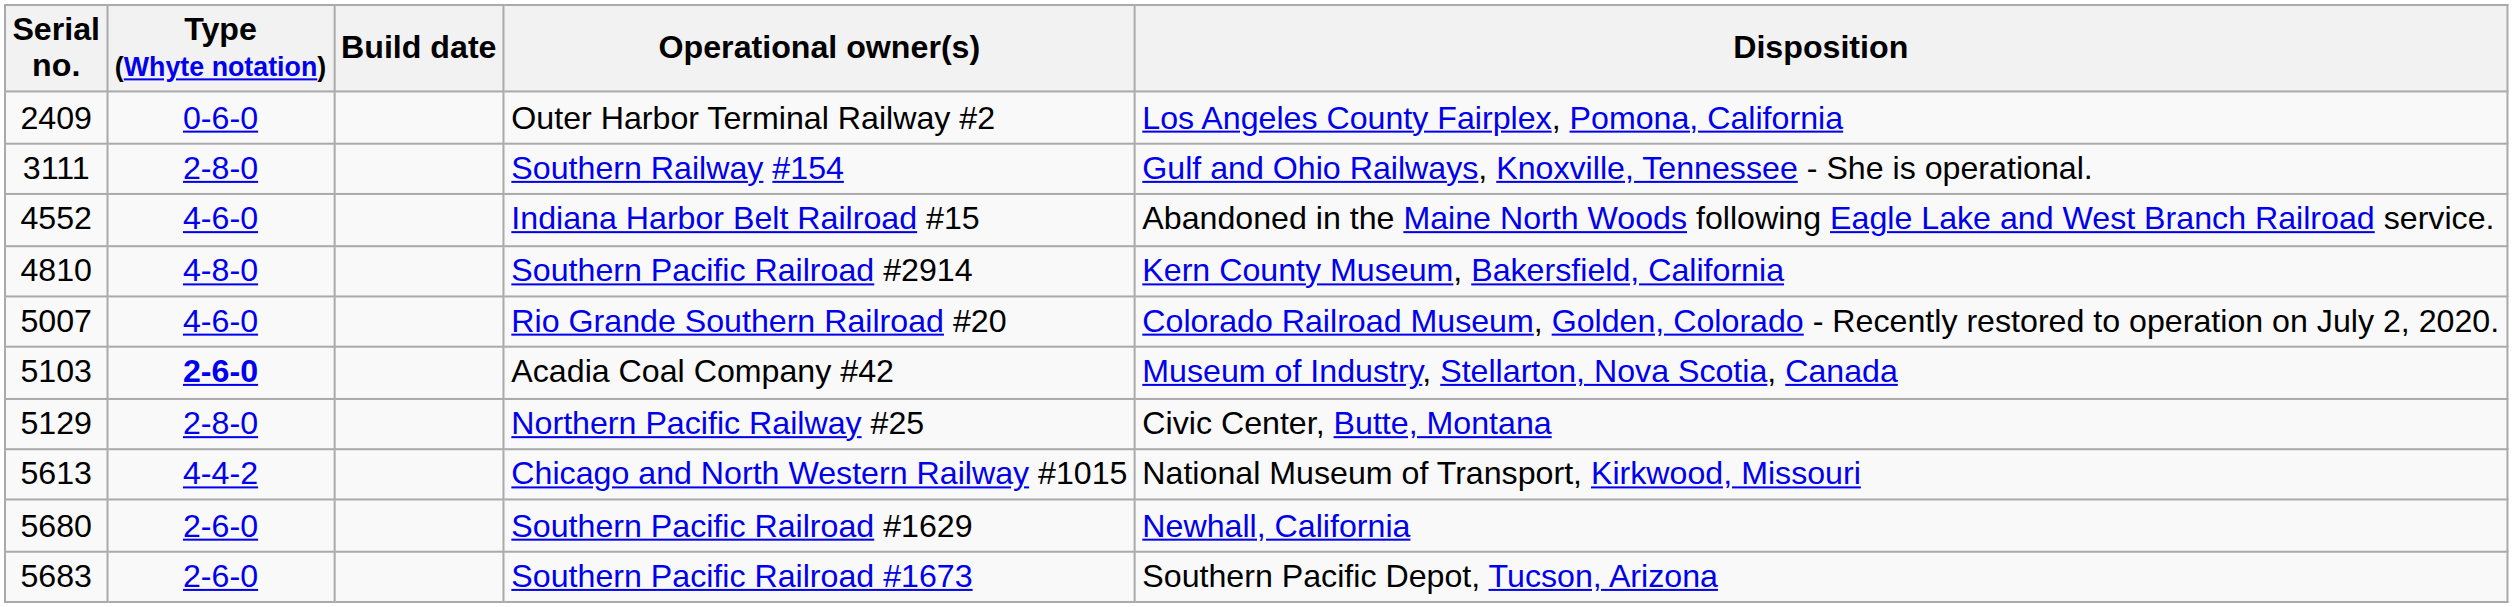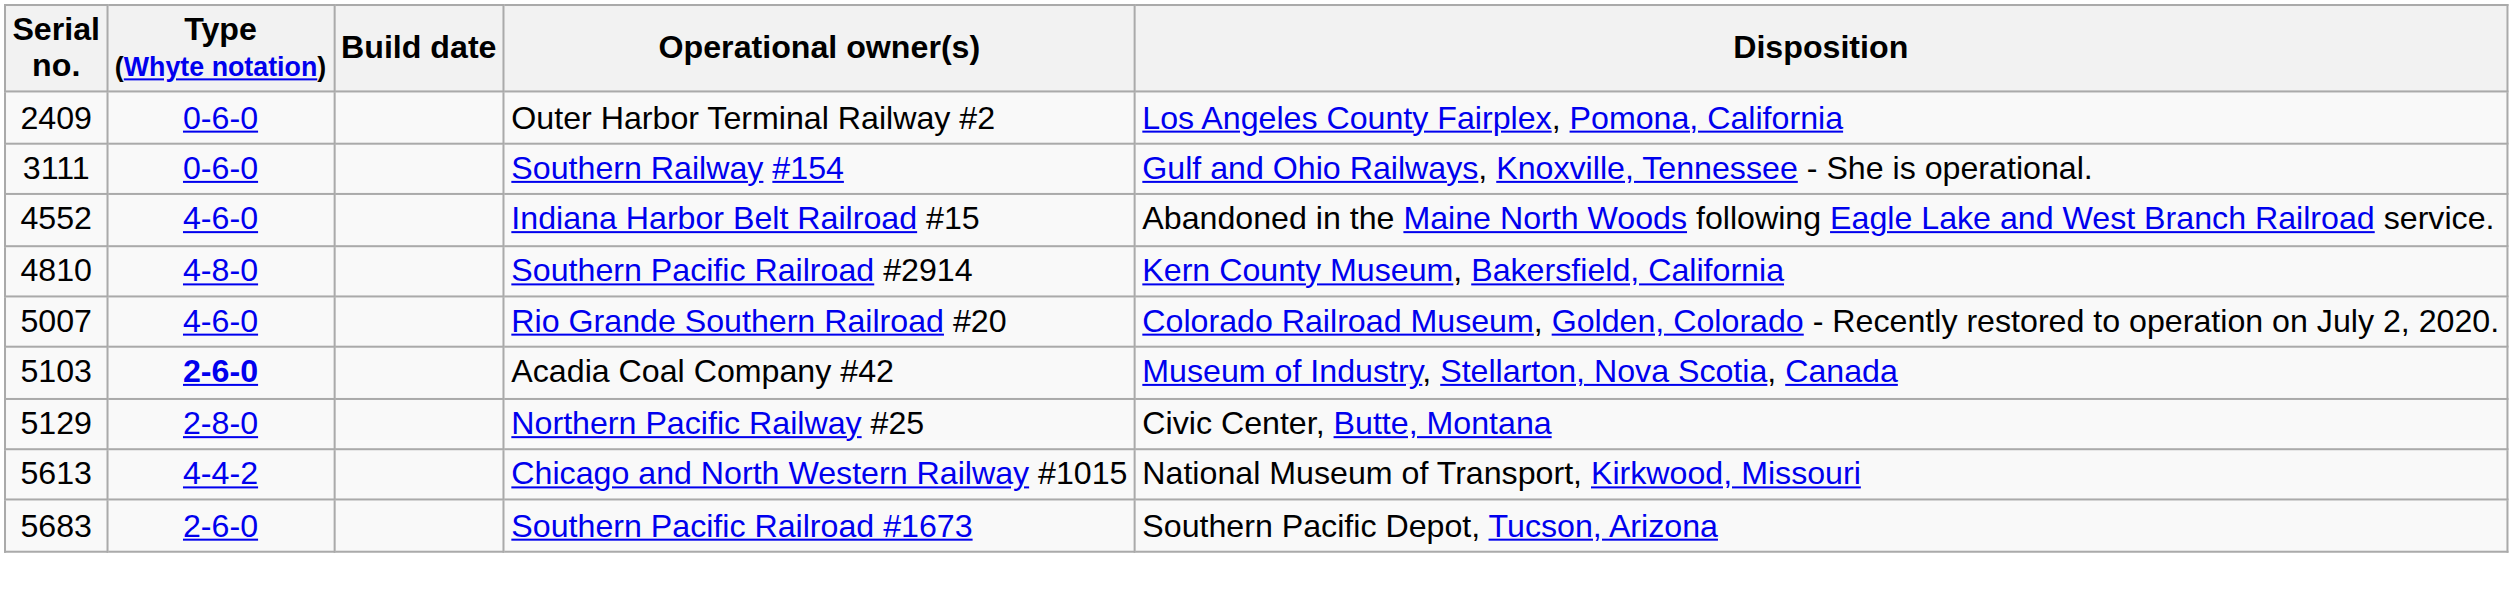(221, 168) 2-8-0 -> (221, 168) 0-6-0
- row: (742, 525)
